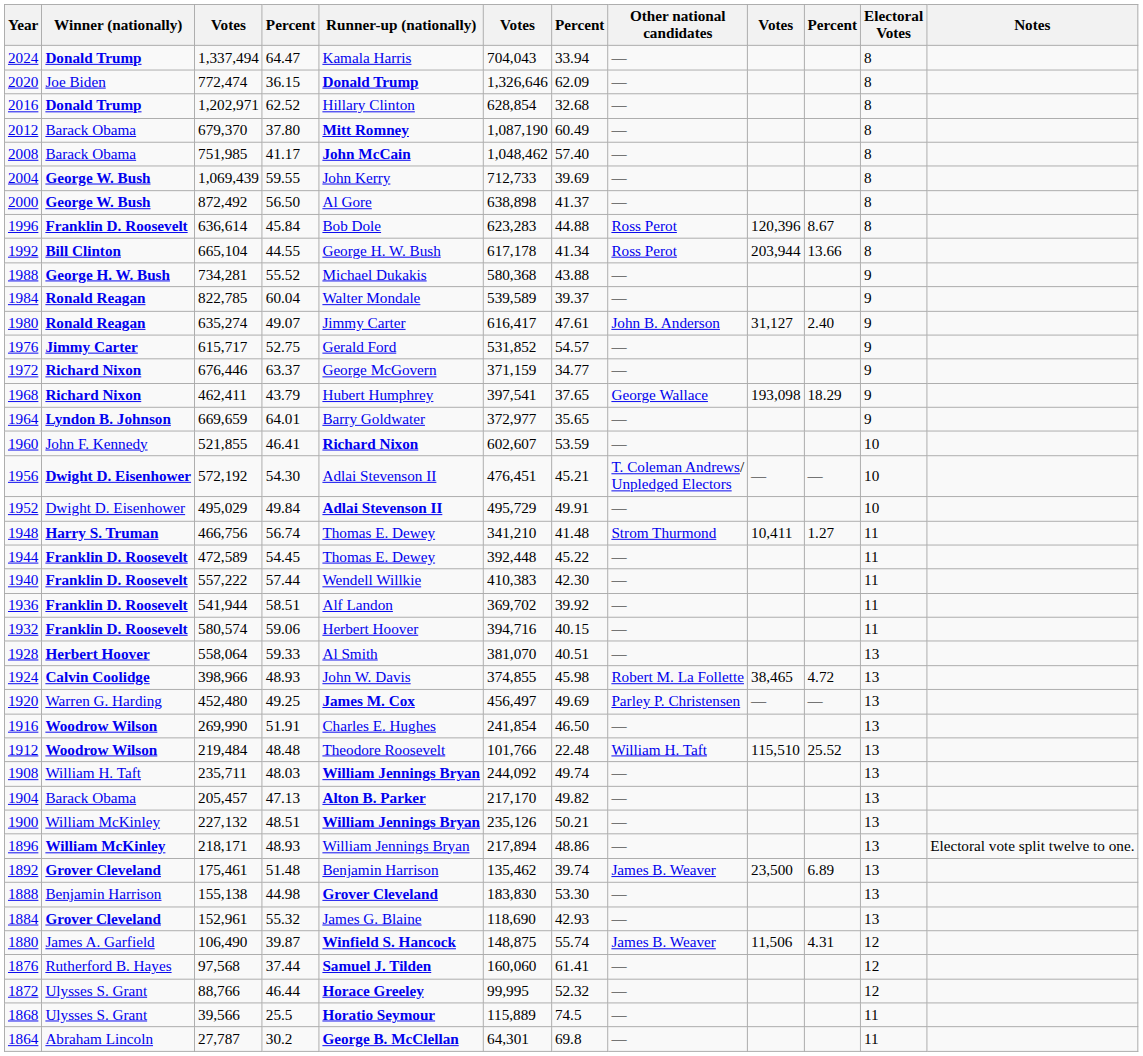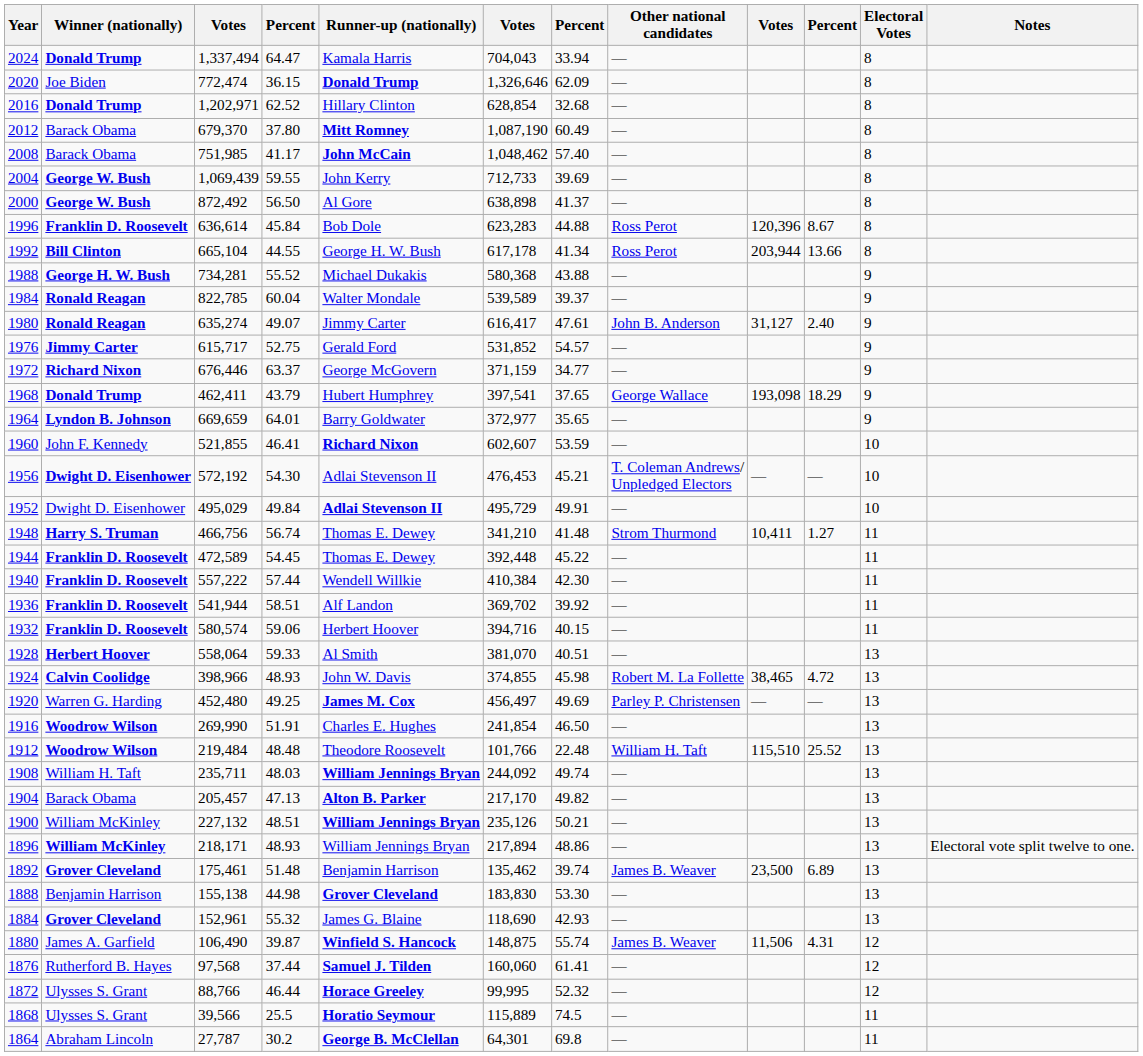(93, 395) Richard Nixon -> (93, 395) Donald Trump
(512, 476) 476,451 -> (512, 476) 476,453
(512, 581) 410,383 -> (512, 581) 410,384
